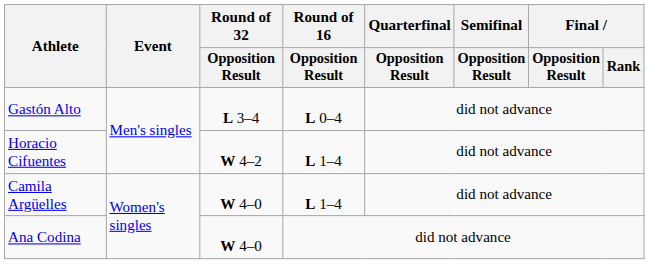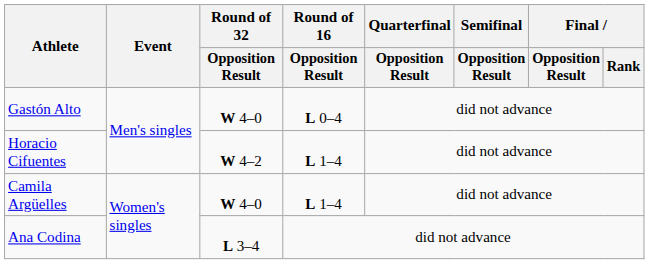(241, 118) L 3–4 -> (241, 118) W 4–0
(241, 246) W 4–0 -> (241, 246) L 3–4
